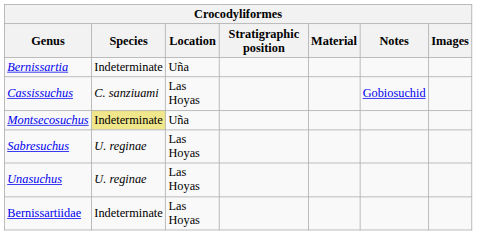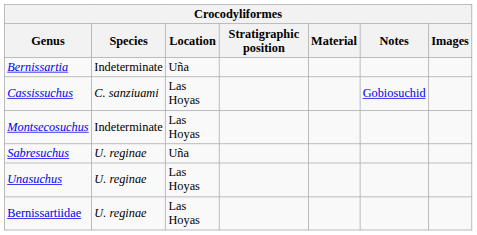(129, 120) khaki background -> (129, 127) no background
(179, 120) Uña -> (184, 127) Las Hoyas
(184, 146) Las Hoyas -> (179, 153) Uña
(129, 213) Indeterminate -> (120, 213) U. reginae
